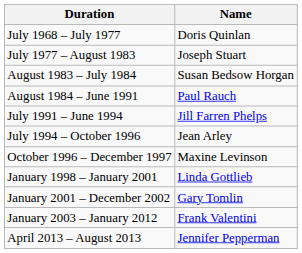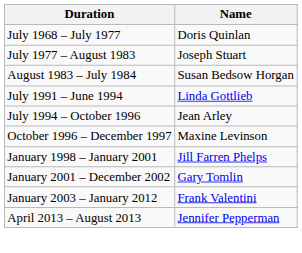- row: (73, 95)
(222, 116) Jill Farren Phelps -> (215, 95) Linda Gottlieb
(215, 177) Linda Gottlieb -> (222, 156) Jill Farren Phelps
